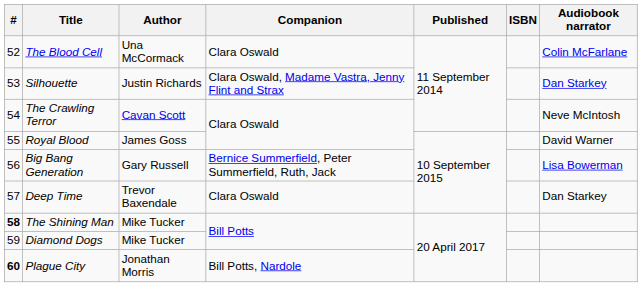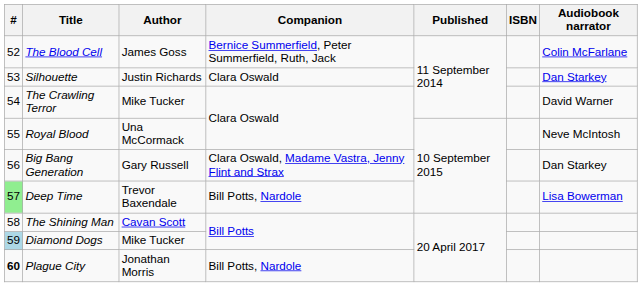(153, 51) Una McCormack -> (154, 51) James Goss
(244, 51) Clara Oswald -> (280, 51) Bernice Summerfield, Peter Summerfield, Ruth, Jack
(306, 83) Clara Oswald, Madame Vastra, Jenny Flint and Strax -> (244, 77) Clara Oswald
(153, 115) Cavan Scott -> (153, 102) Mike Tucker
(581, 115) Neve McIntosh -> (578, 102) David Warner
(154, 140) James Goss -> (153, 133) Una McCormack
(578, 140) David Warner -> (581, 133) Neve McIntosh
(280, 165) Bernice Summerfield, Peter Summerfield, Ruth, Jack -> (306, 165) Clara Oswald, Madame Vastra, Jenny Flint and Strax
(582, 165) Lisa Bowerman -> (574, 165) Dan Starkey
(14, 197) no background -> (14, 197) lightgreen background
(244, 197) Clara Oswald -> (255, 197) Bill Potts, Nardole
(574, 197) Dan Starkey -> (582, 197) Lisa Bowerman
(14, 222) bold -> (14, 222) normal
(153, 222) Mike Tucker -> (153, 222) Cavan Scott
(14, 240) no background -> (14, 240) lightblue background
